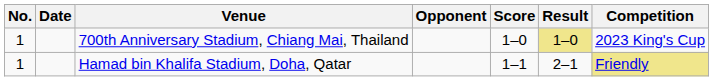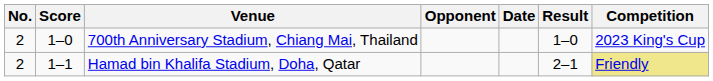columns swapped: (55, 16) <-> (514, 16)
(20, 40) 1 -> (20, 40) 2
(565, 40) khaki background -> (565, 40) no background
(20, 64) 1 -> (20, 64) 2
